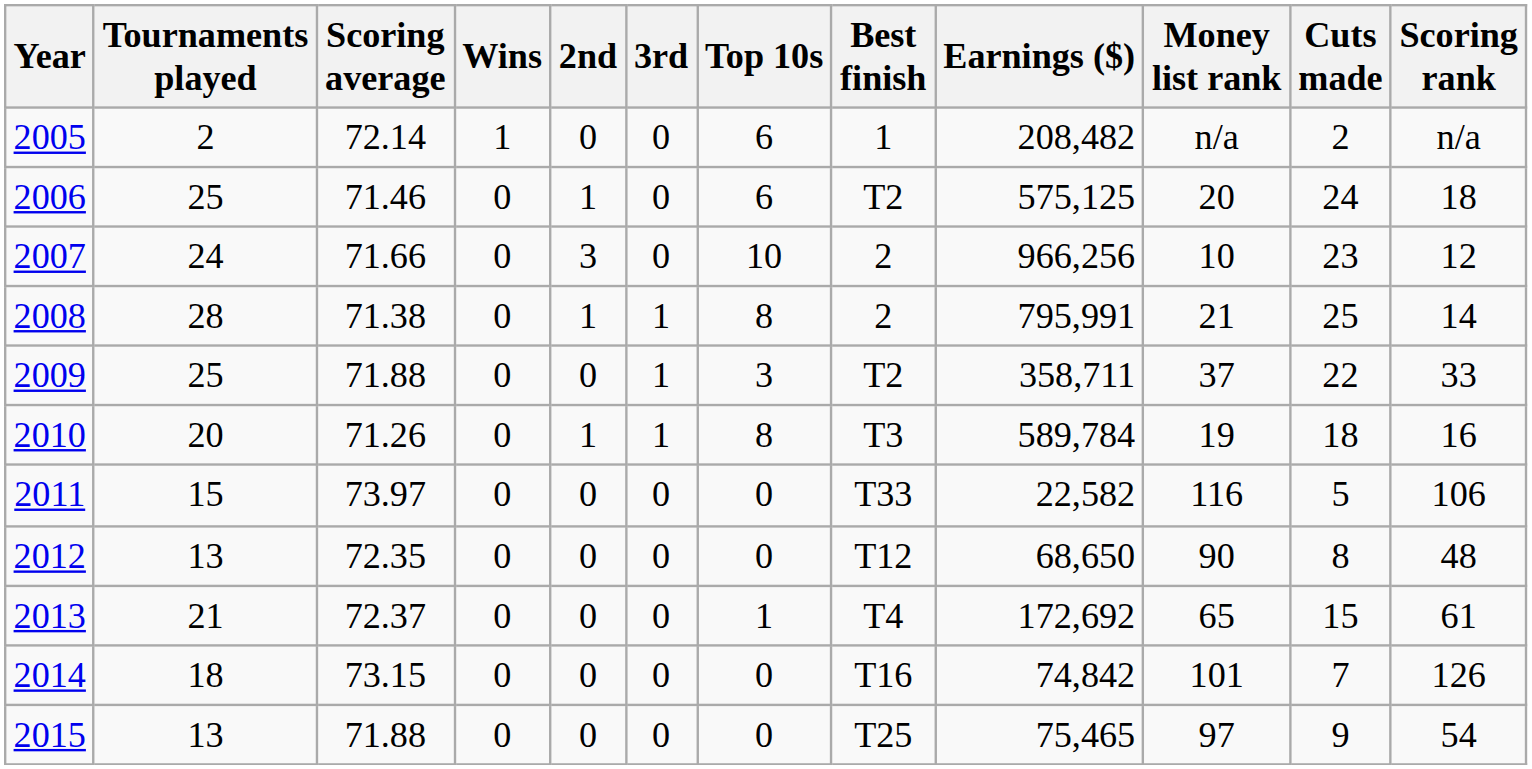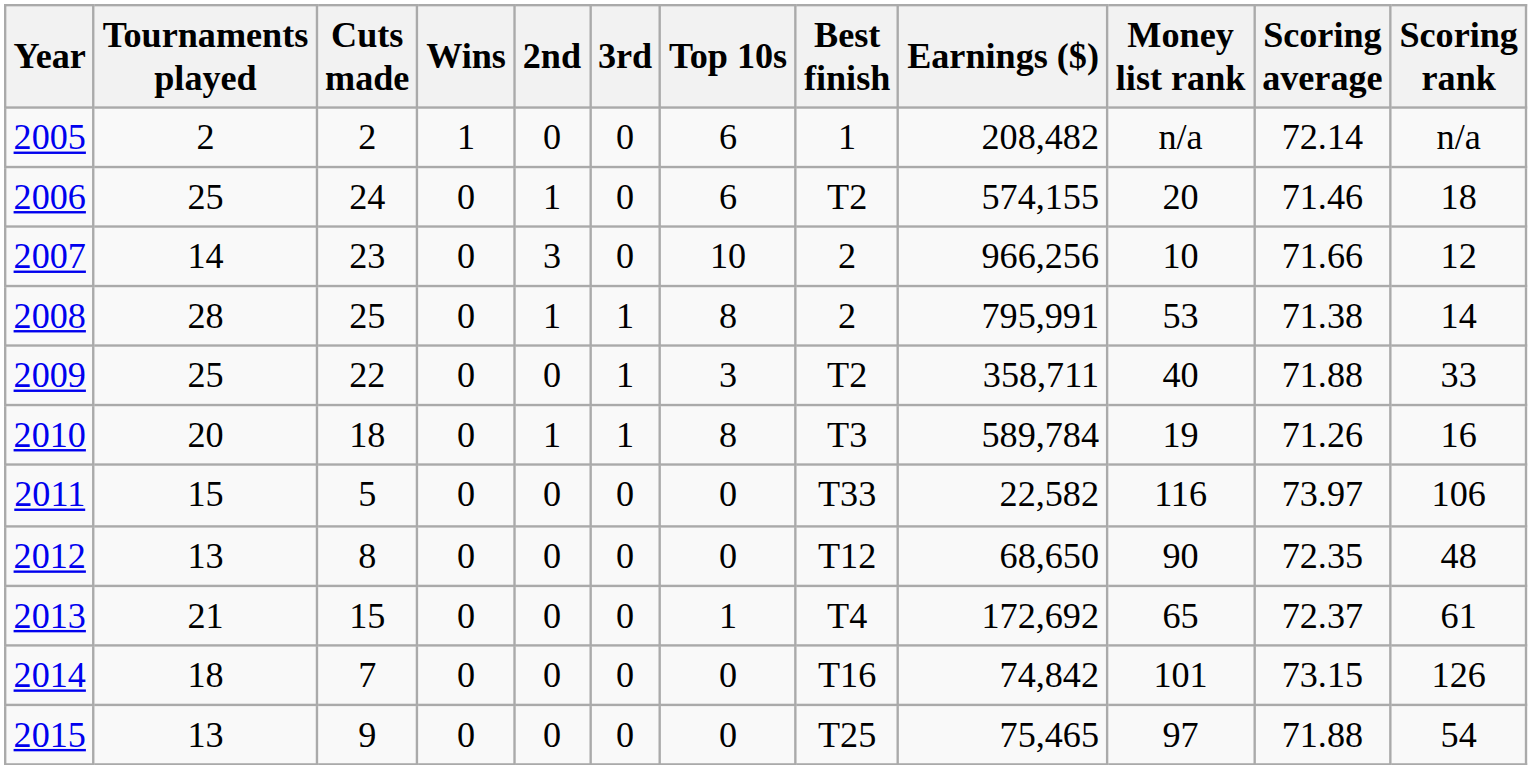columns swapped: (1340, 55) <-> (385, 55)
(1076, 196) 575,125 -> (1040, 196) 574,155
(205, 256) 24 -> (205, 256) 14
(1217, 315) 21 -> (1181, 315) 53
(1217, 375) 37 -> (1181, 375) 40
